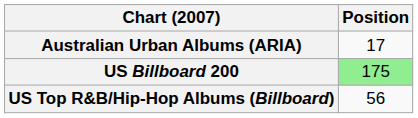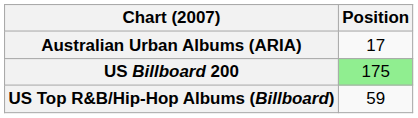(376, 98) 56 -> (376, 98) 59
